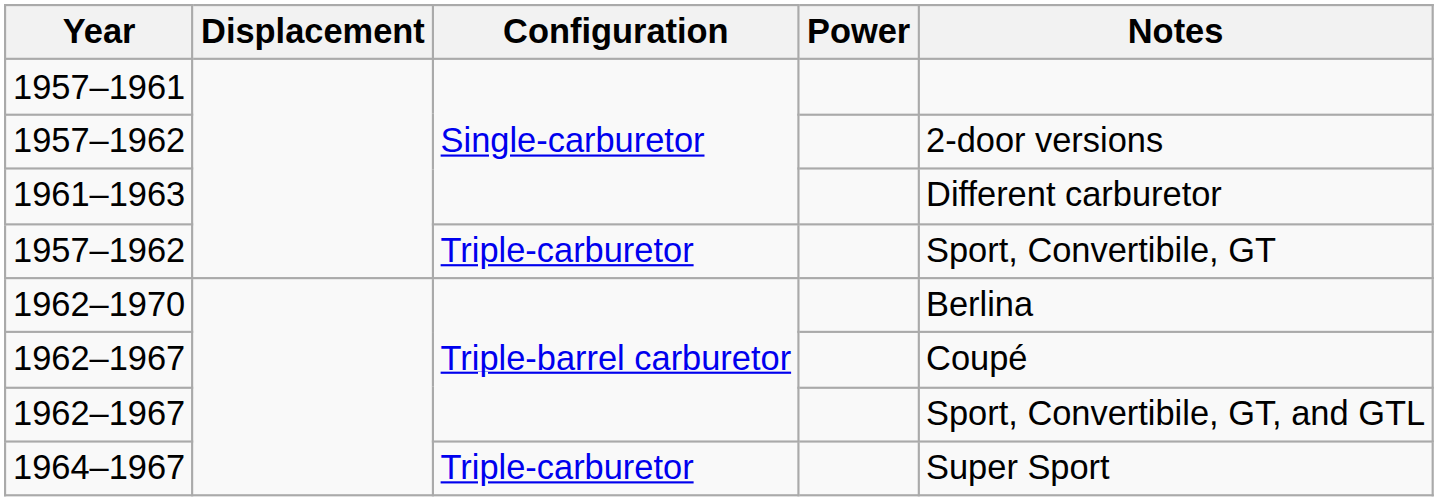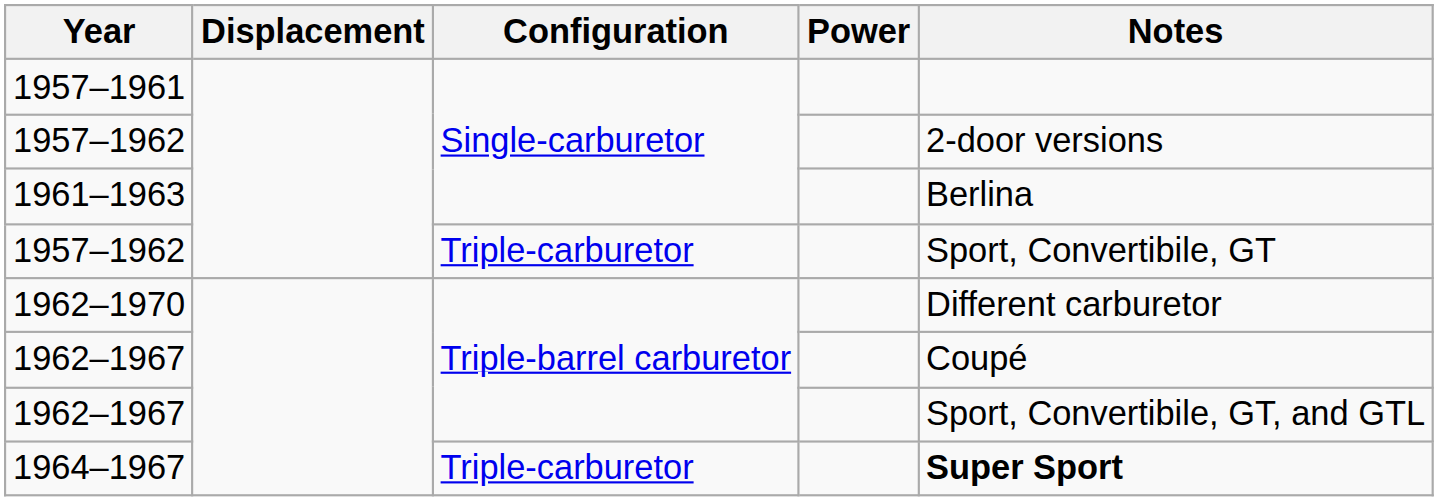(1074, 195) Different carburetor -> (980, 195) Berlina
(980, 304) Berlina -> (1074, 304) Different carburetor
(1018, 468) normal -> (1024, 468) bold
